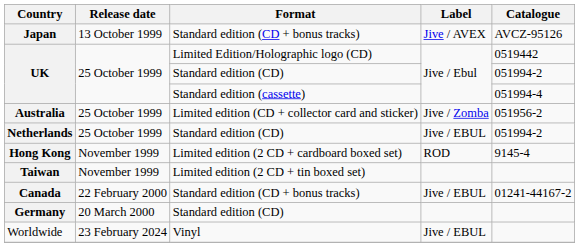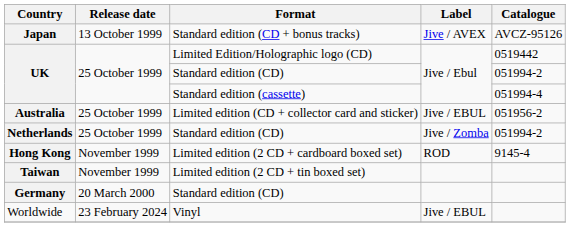(456, 113) Jive / Zomba -> (455, 113) Jive / EBUL
(455, 133) Jive / EBUL -> (456, 133) Jive / Zomba
- row: (40, 192)
